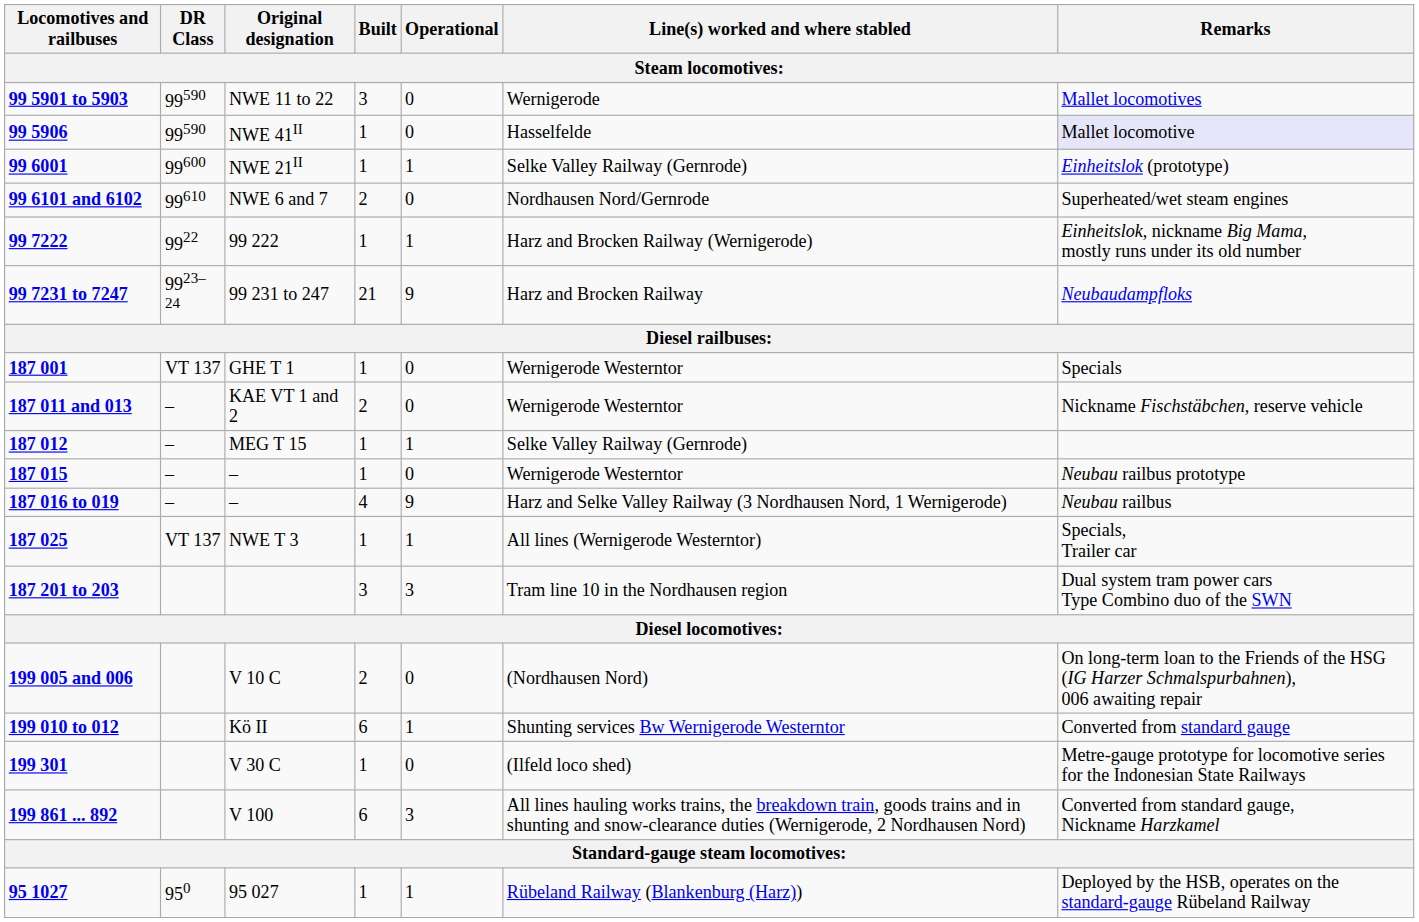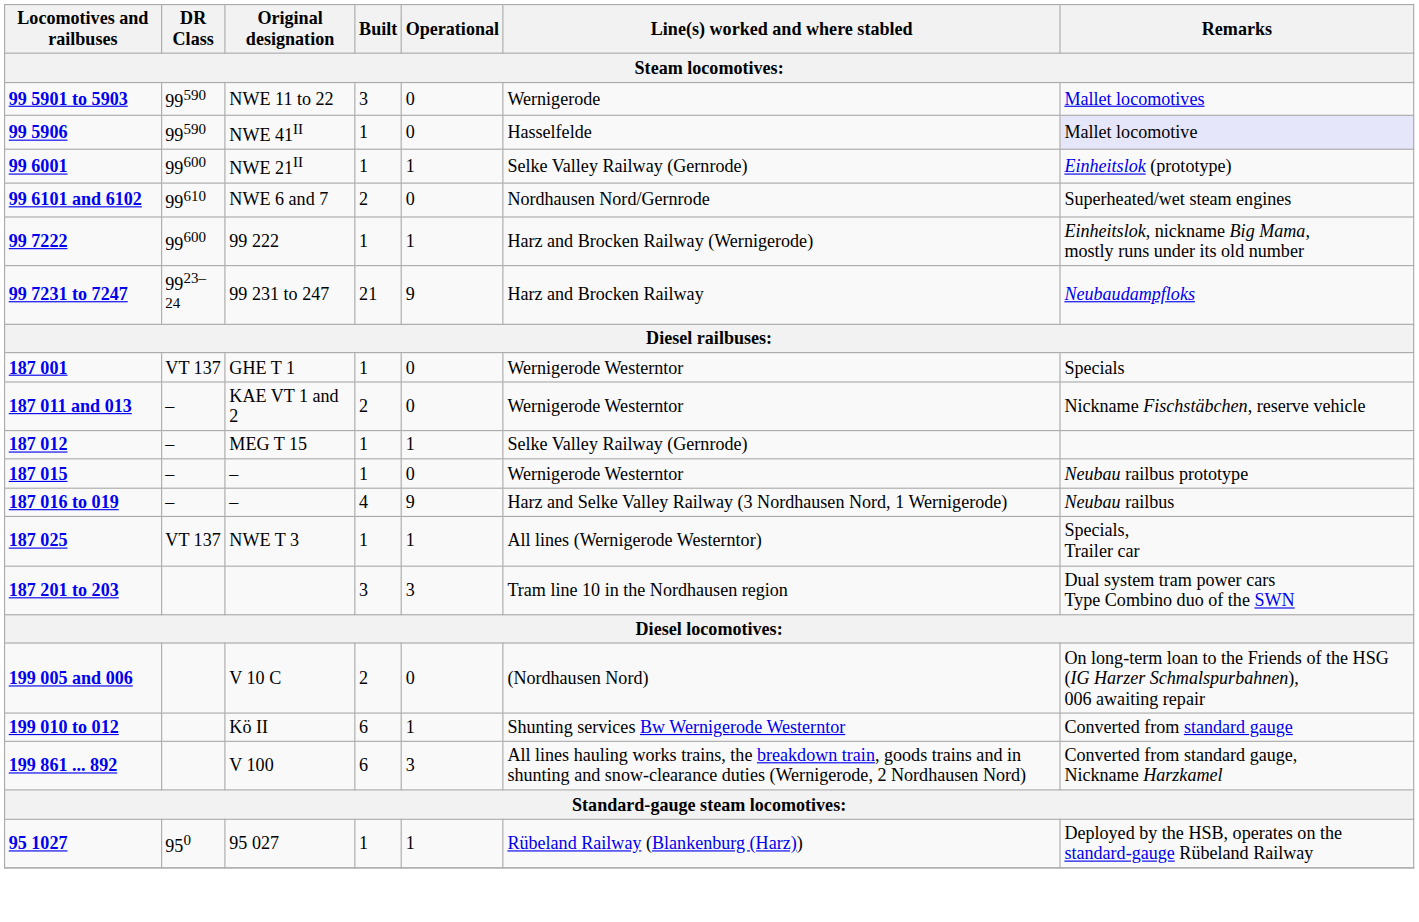(182, 240) 9922 -> (186, 240) 99600
- row: (38, 765)
